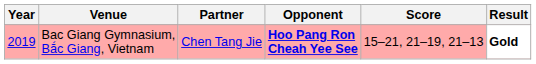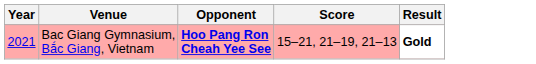- column: (222, 15)
(21, 42) 2019 -> (21, 42) 2021
